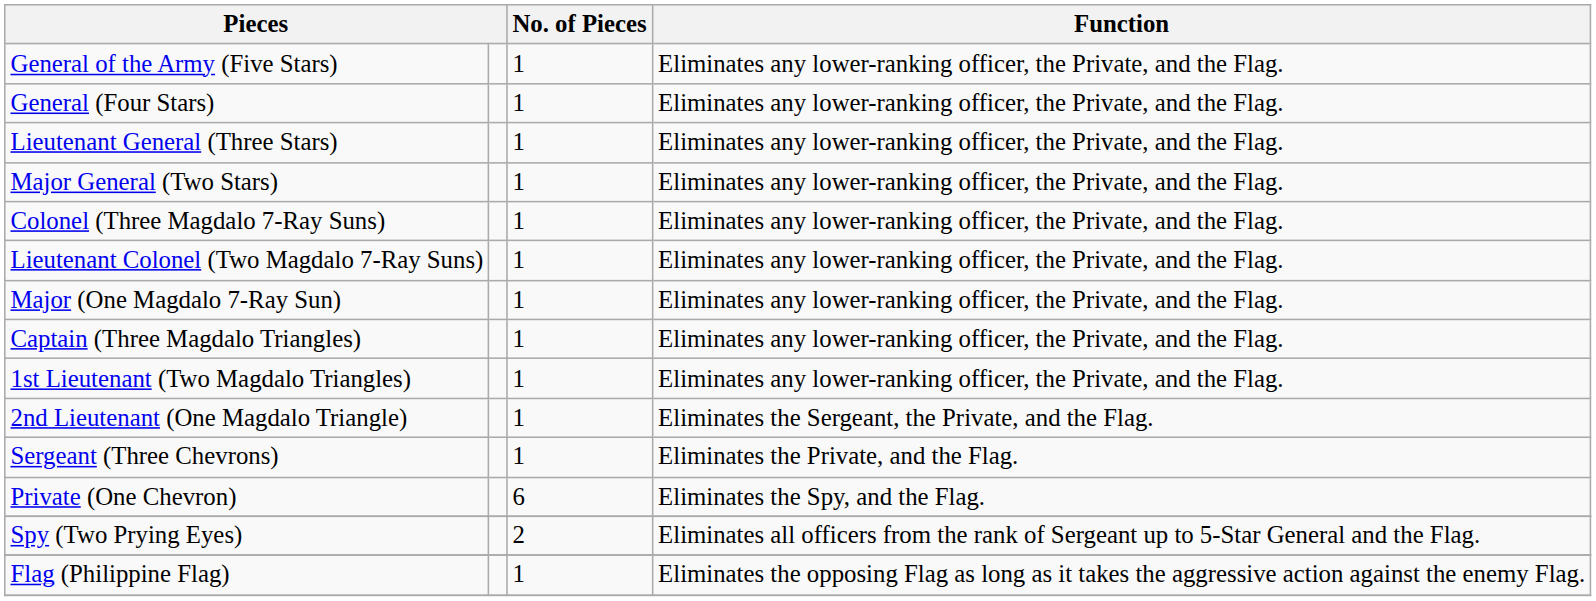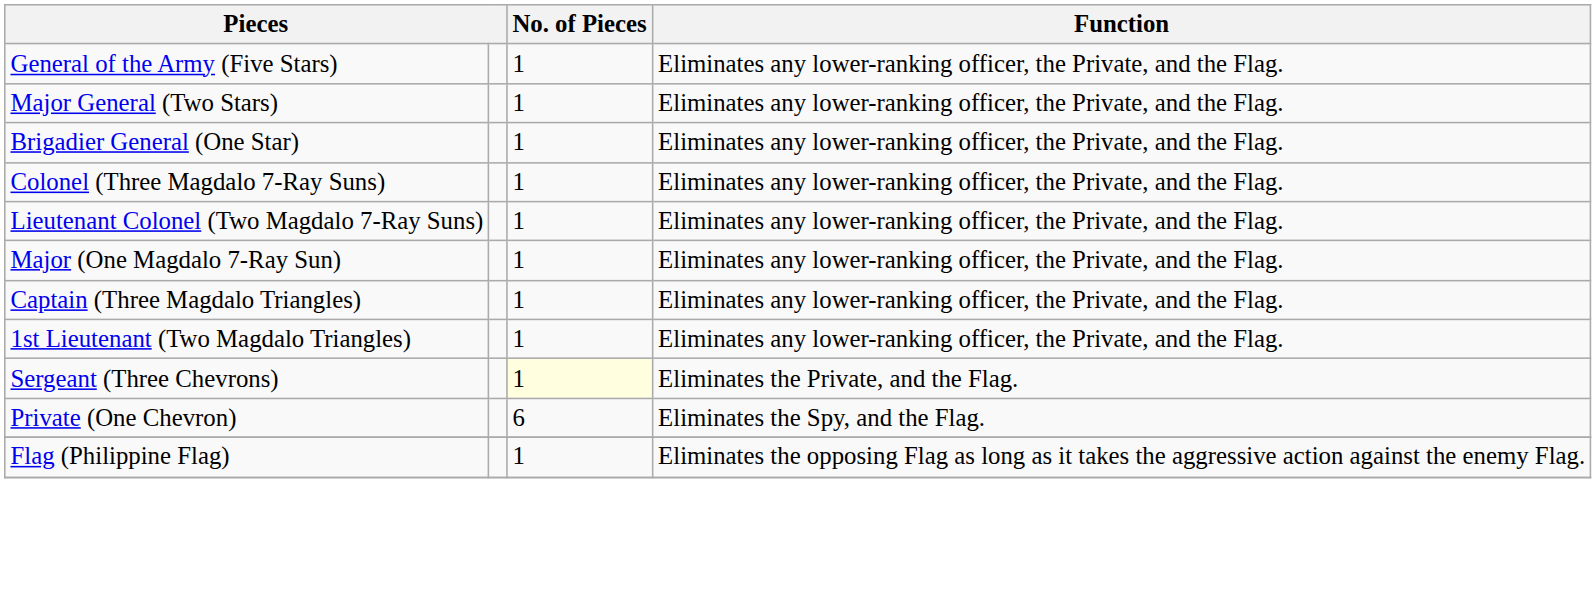- row: (112, 102)
- row: (174, 142)
+ row: (155, 142)
- row: (209, 417)
(519, 456) no background -> (519, 378) lightyellow background
- row: (126, 535)
